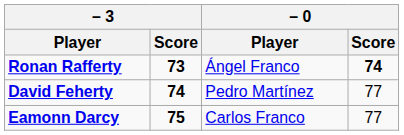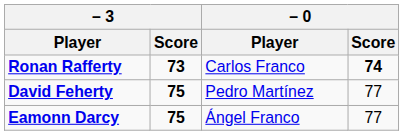(252, 67) Ángel Franco -> (255, 67) Carlos Franco
(176, 92) 74 -> (176, 92) 75
(255, 117) Carlos Franco -> (252, 117) Ángel Franco
